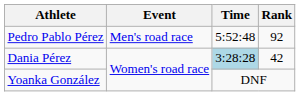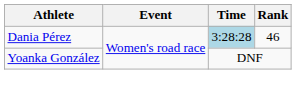- row: (56, 37)
(277, 58) 42 -> (273, 37) 46
